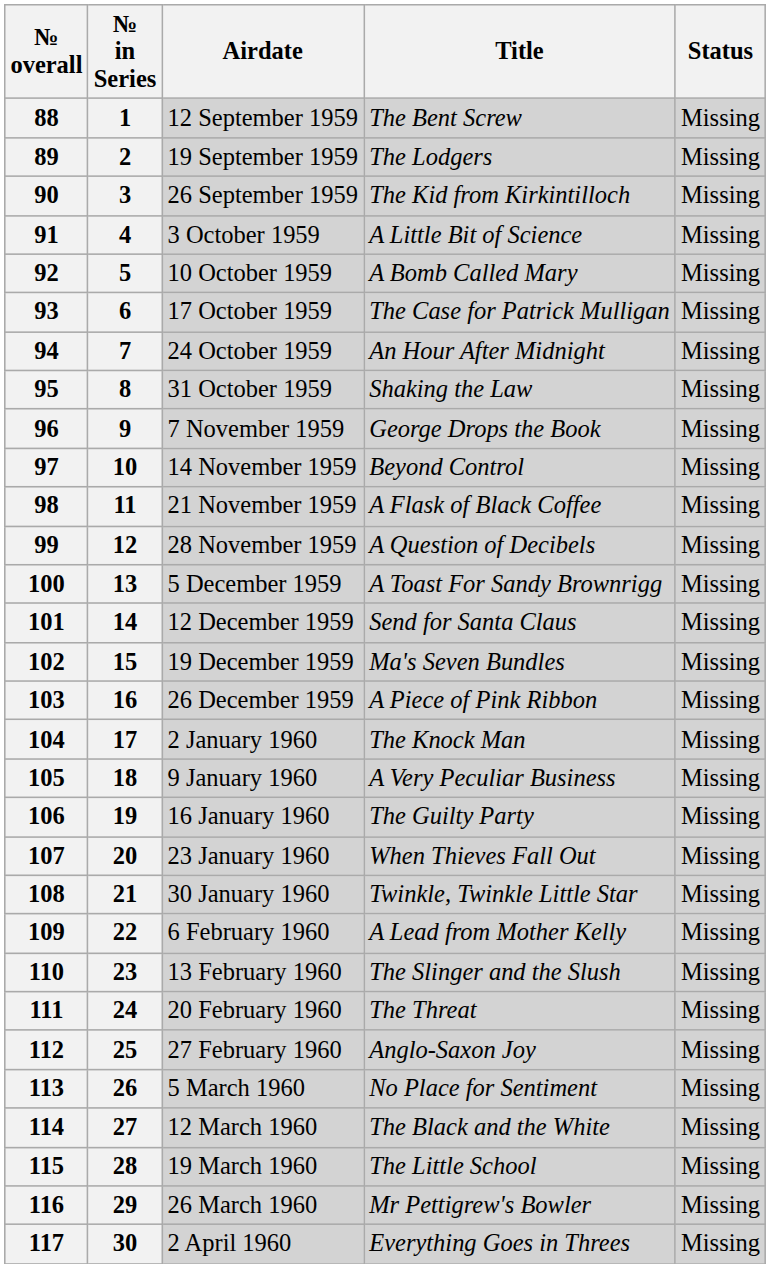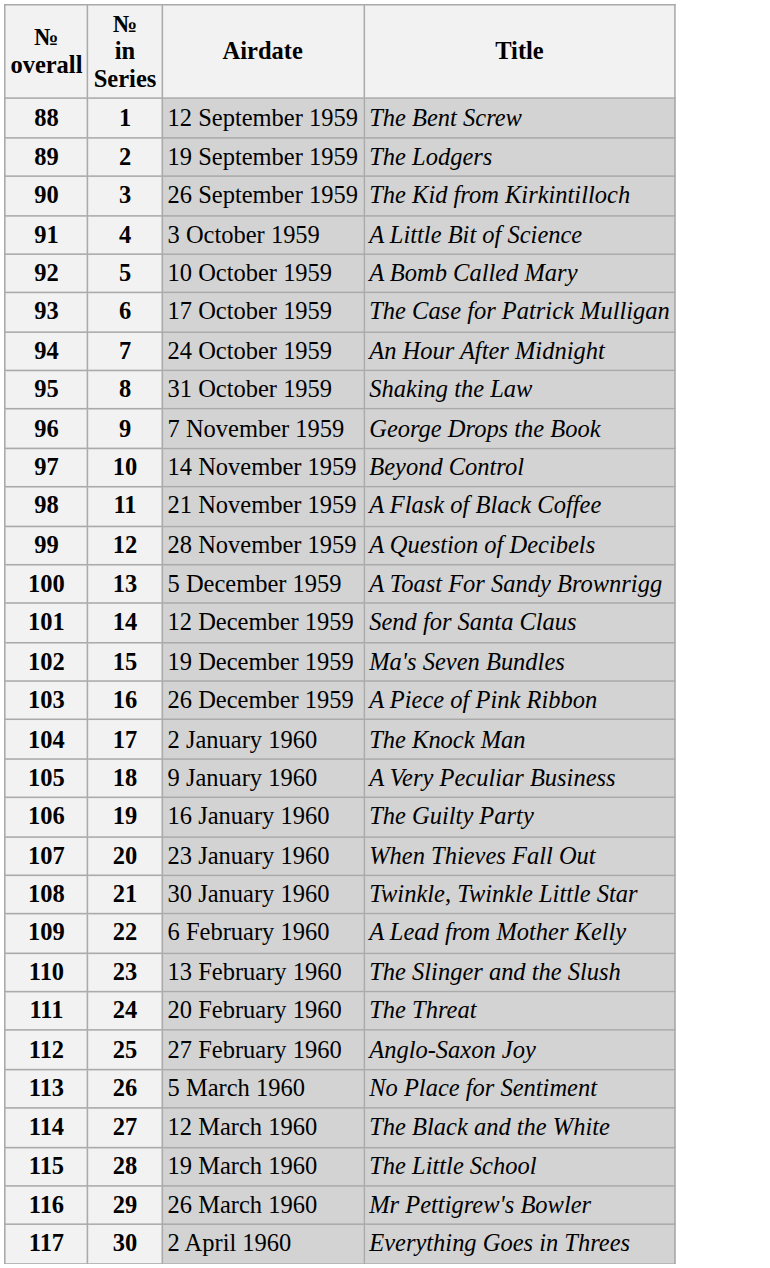- column: (720, 51)
